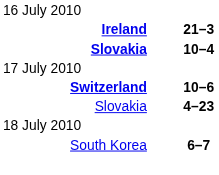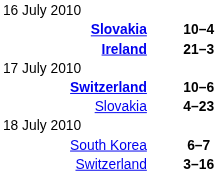rows swapped: (119, 49) <-> (124, 30)
+ row: (111, 164)
